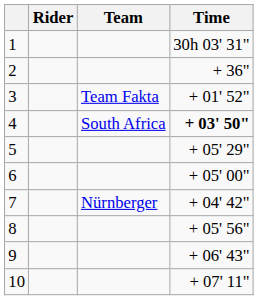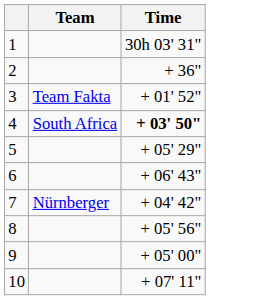- column: (53, 17)
(219, 176) + 05' 00" -> (171, 176) + 06' 43"
(219, 255) + 06' 43" -> (171, 255) + 05' 00"
